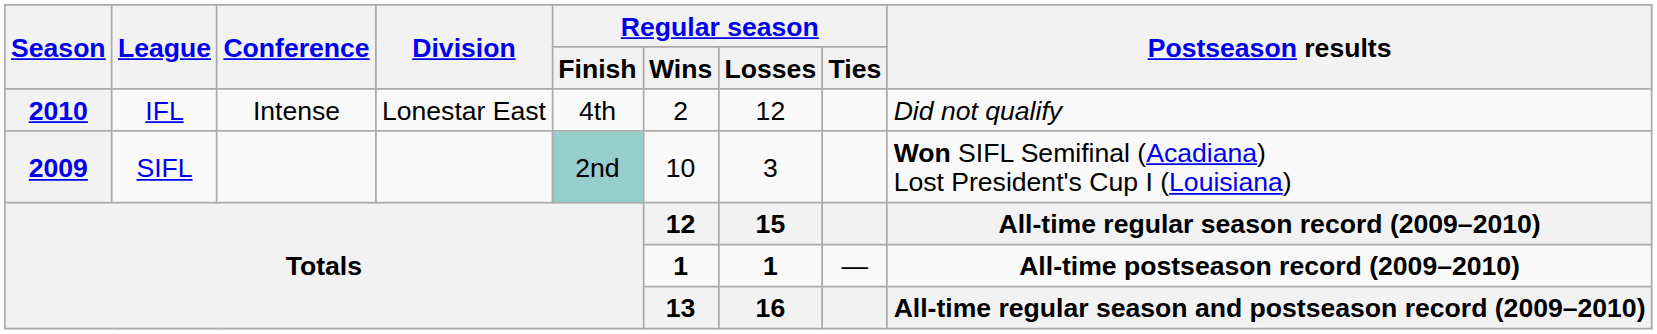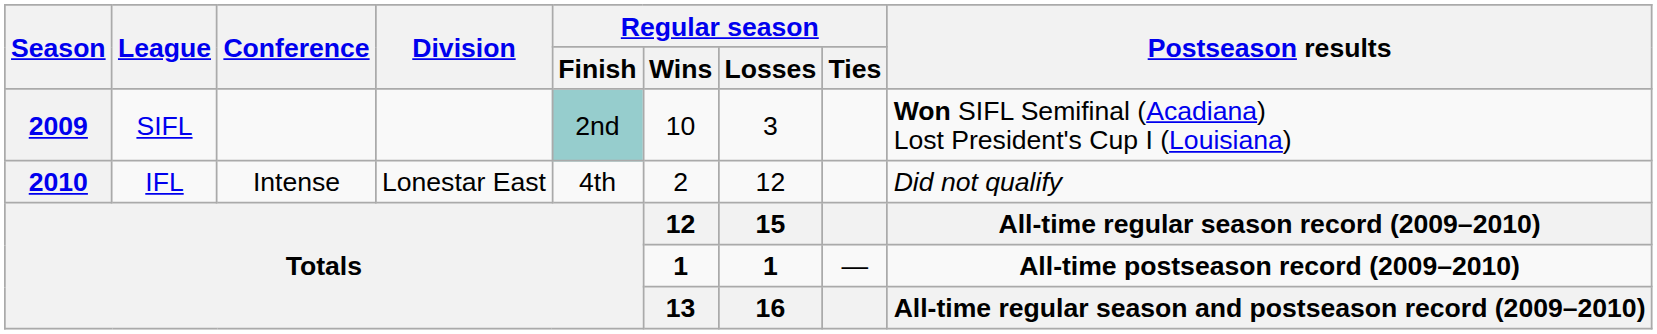rows swapped: (58, 167) <-> (58, 110)
